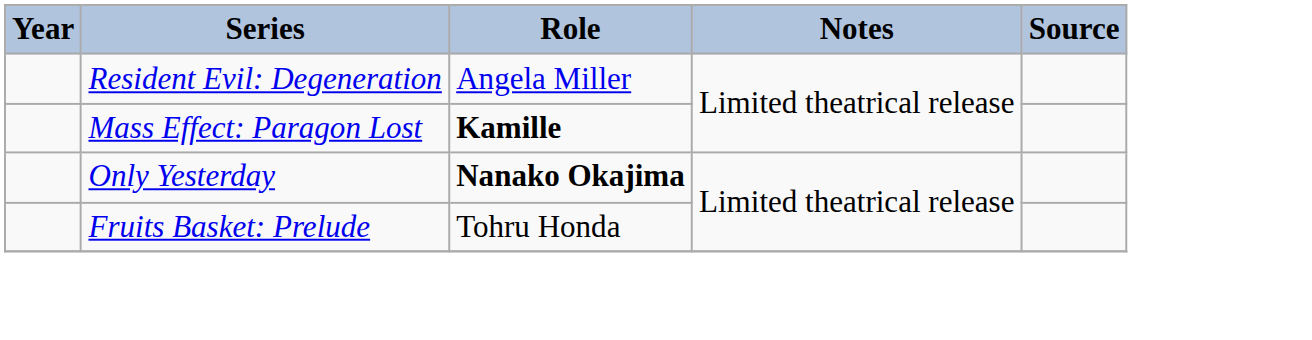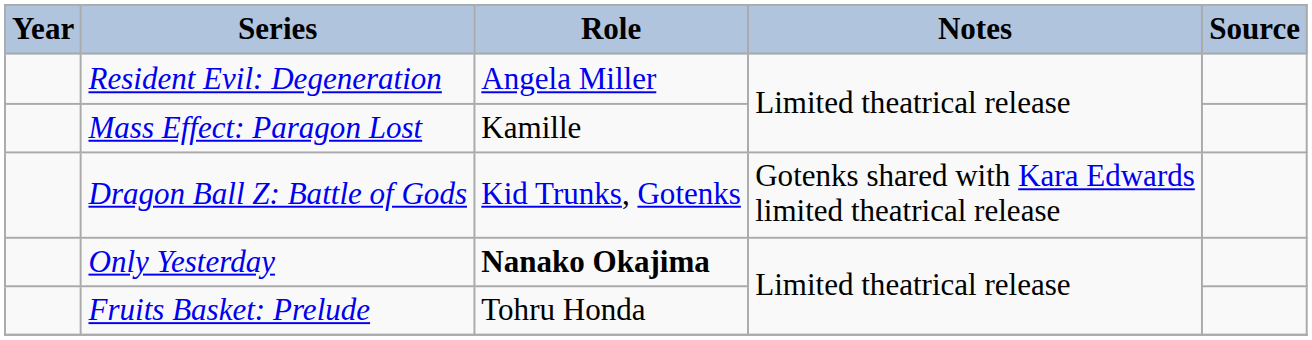(509, 127) bold -> (531, 127) normal
+ row: (278, 194)
